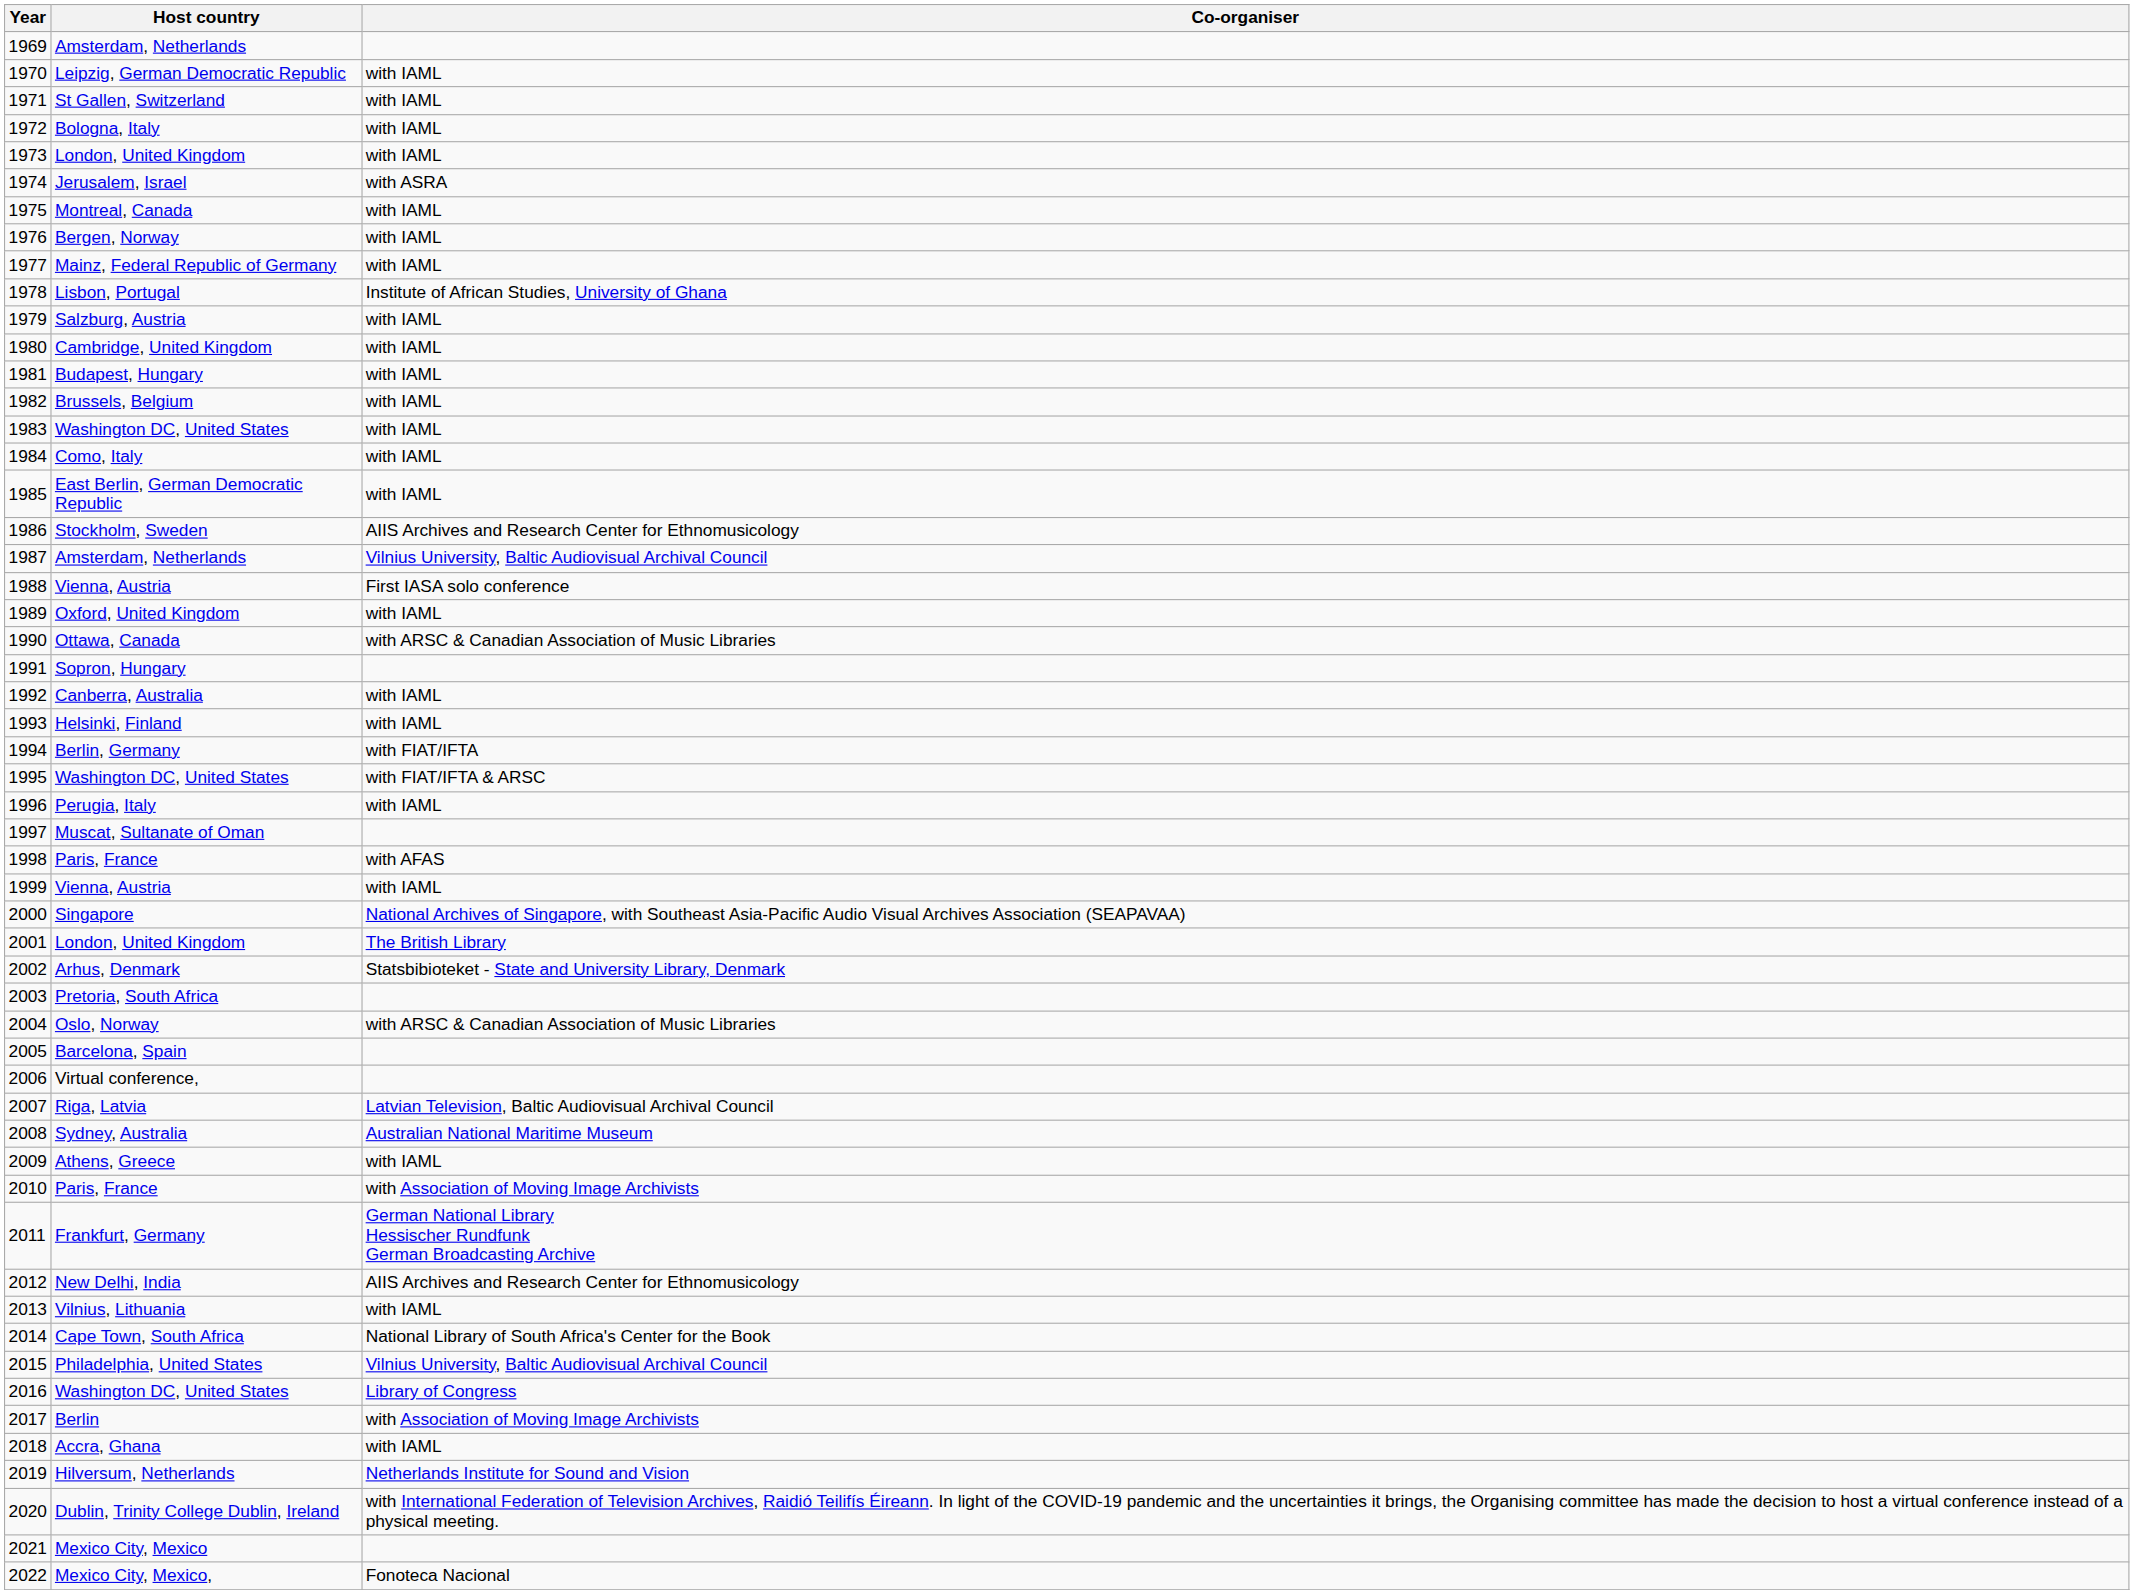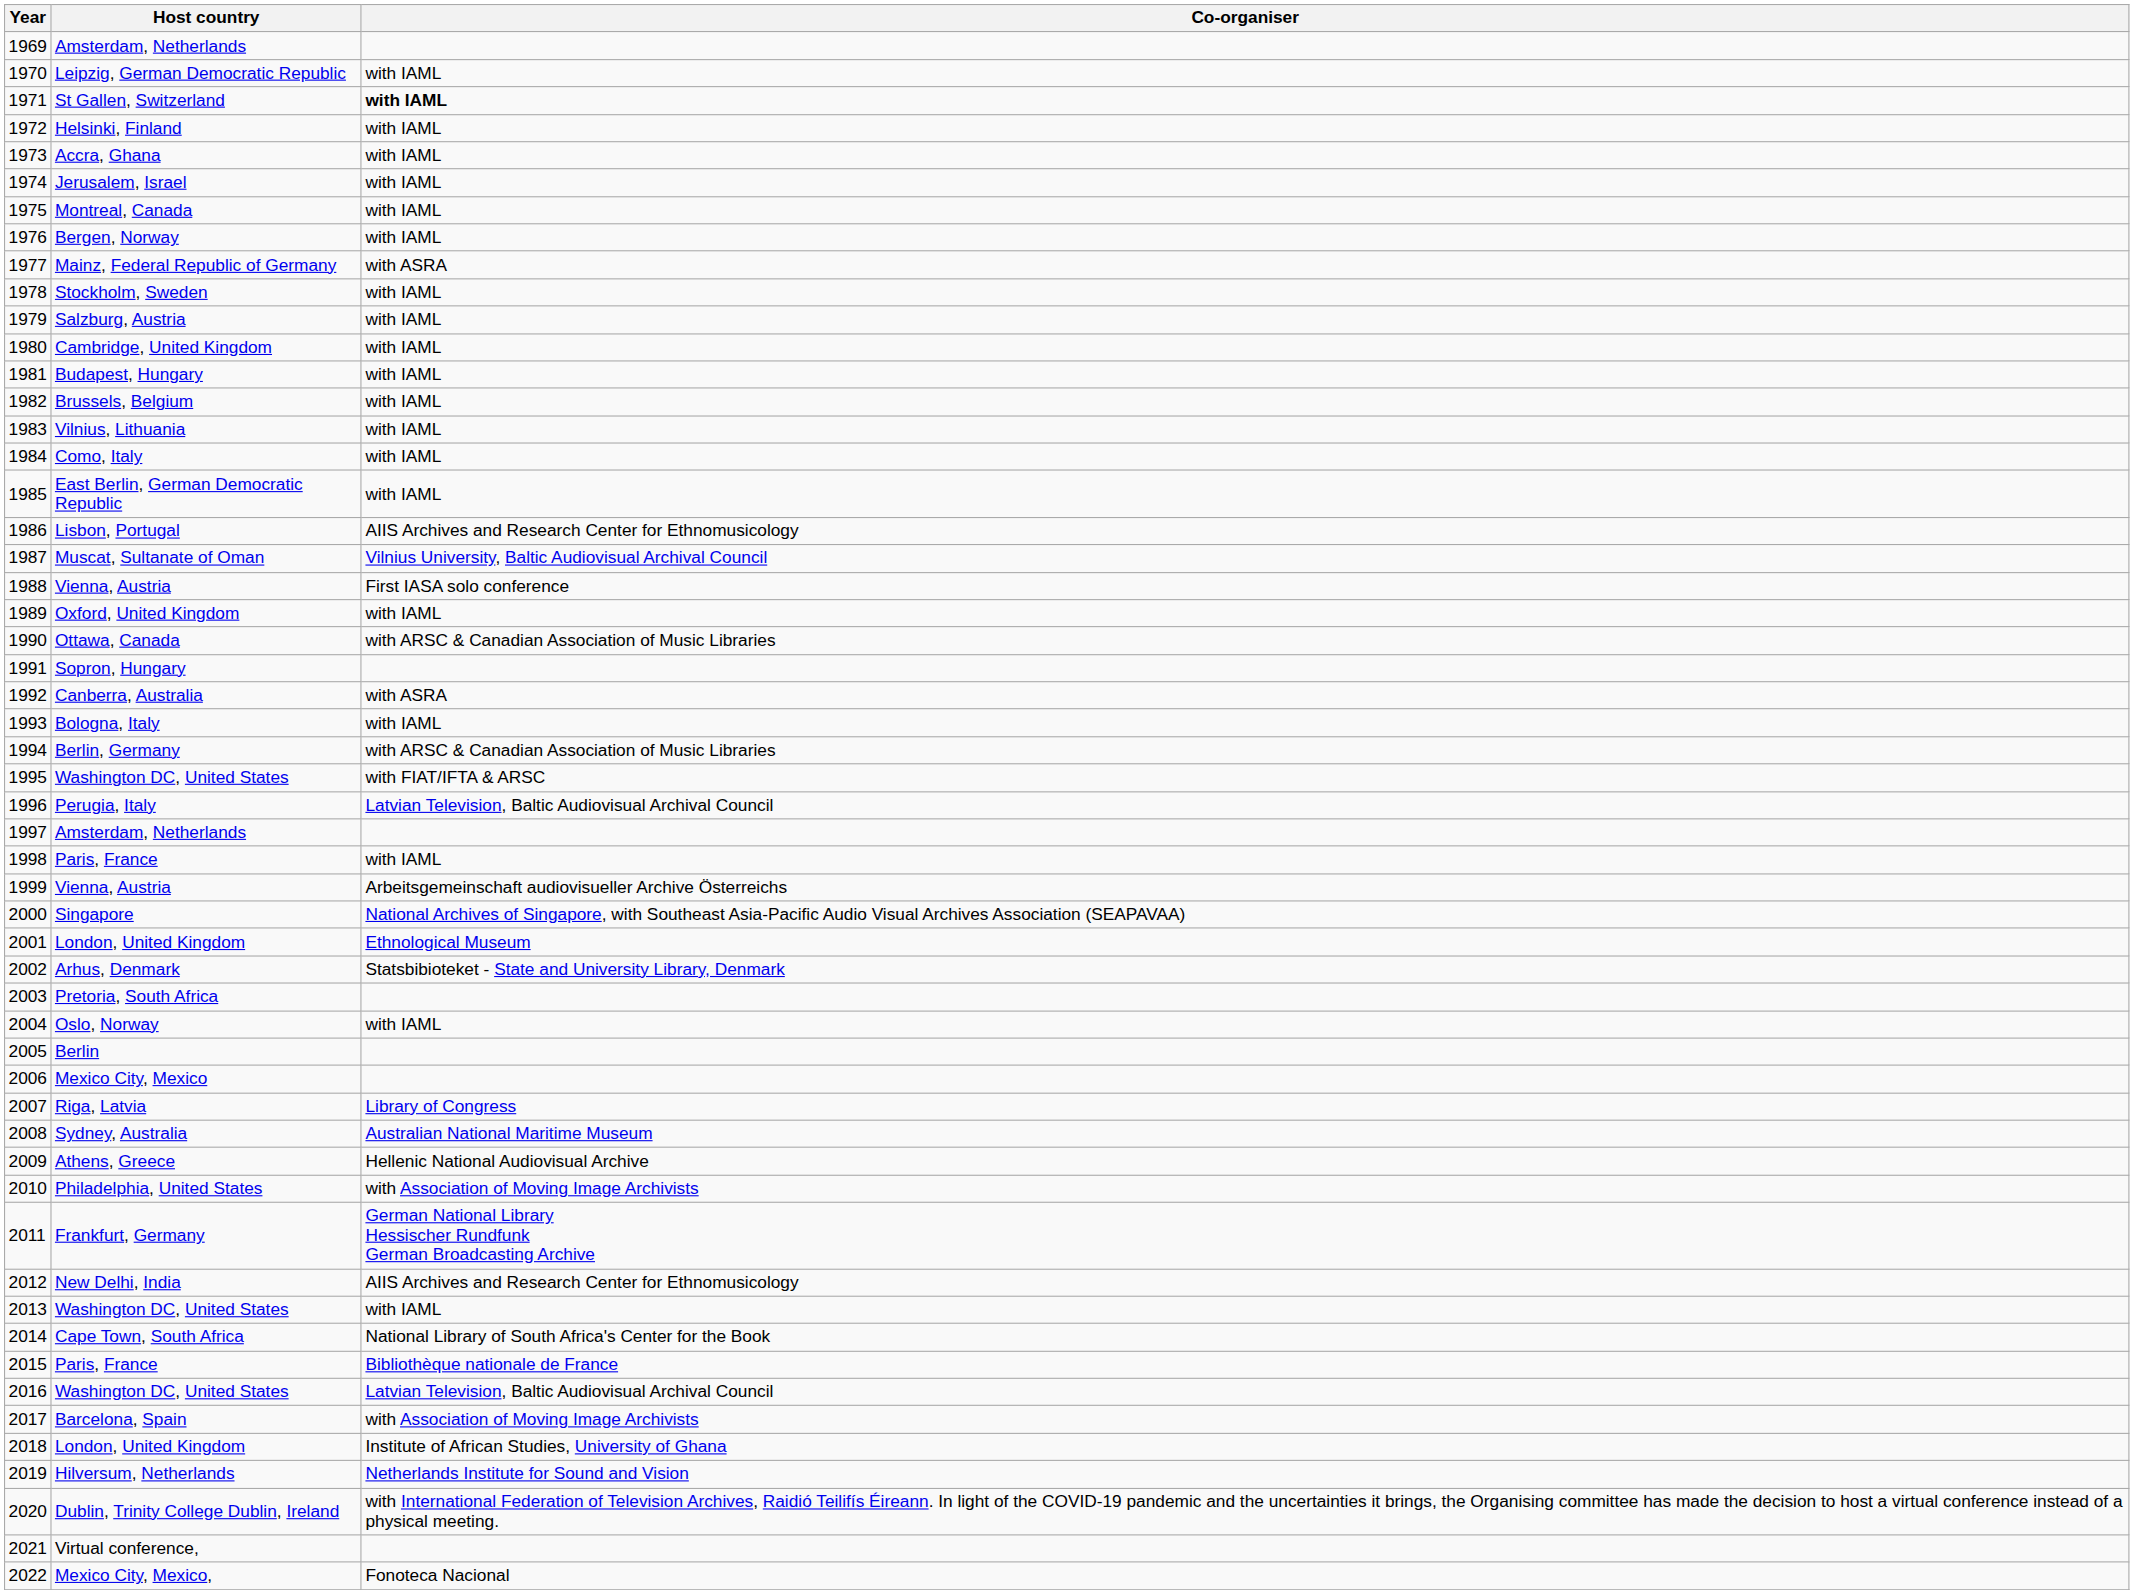(404, 100) normal -> (406, 100) bold
(107, 127) Bologna, Italy -> (118, 127) Helsinki, Finland
(150, 155) London, United Kingdom -> (108, 155) Accra, Ghana
(406, 182) with ASRA -> (403, 182) with IAML
(404, 264) with IAML -> (406, 264) with ASRA
(117, 292) Lisbon, Portugal -> (131, 292) Stockholm, Sweden
(546, 292) Institute of African Studies, University of Ghana -> (403, 292) with IAML
(172, 429) Washington DC, United States -> (120, 429) Vilnius, Lithuania
(131, 530) Stockholm, Sweden -> (117, 530) Lisbon, Portugal
(150, 558) Amsterdam, Netherlands -> (160, 558) Muscat, Sultanate of Oman
(404, 695) with IAML -> (406, 695) with ASRA
(118, 722) Helsinki, Finland -> (107, 722) Bologna, Italy
(422, 750) with FIAT/IFTA -> (570, 750) with ARSC & Canadian Association of Music Libraries
(404, 804) with IAML -> (569, 804) Latvian Television, Baltic Audiovisual Archival Council
(160, 832) Muscat, Sultanate of Oman -> (150, 832) Amsterdam, Netherlands
(405, 859) with AFAS -> (403, 859) with IAML
(404, 887) with IAML -> (576, 887) Arbeitsgemeinschaft audiovisueller Archive Österreichs
(436, 942) The British Library -> (448, 942) Ethnological Museum
(571, 1024) with ARSC & Canadian Association of Music Libraries -> (403, 1024) with IAML
(121, 1051) Barcelona, Spain -> (77, 1051) Berlin
(127, 1079) Virtual conference, -> (131, 1079) Mexico City, Mexico
(570, 1106) Latvian Television, Baltic Audiovisual Archival Council -> (441, 1106) Library of Congress
(404, 1161) with IAML -> (507, 1161) Hellenic National Audiovisual Archive
(106, 1188) Paris, France -> (159, 1188) Philadelphia, United States
(120, 1309) Vilnius, Lithuania -> (172, 1309) Washington DC, United States
(159, 1364) Philadelphia, United States -> (106, 1364) Paris, France
(567, 1364) Vilnius University, Baltic Audiovisual Archival Council -> (492, 1364) Bibliothèque nationale de France
(441, 1391) Library of Congress -> (569, 1391) Latvian Television, Baltic Audiovisual Archival Council
(77, 1419) Berlin -> (121, 1419) Barcelona, Spain
(108, 1446) Accra, Ghana -> (150, 1446) London, United Kingdom
(404, 1446) with IAML -> (546, 1446) Institute of African Studies, University of Ghana
(131, 1548) Mexico City, Mexico -> (127, 1548) Virtual conference,
